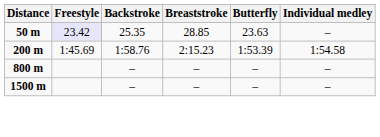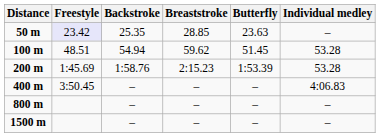+ row: (28, 50)
(328, 50) 1:54.58 -> (328, 68) 53.28
+ row: (28, 86)
